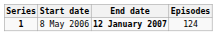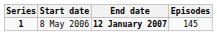(191, 24) 124 -> (191, 24) 145
